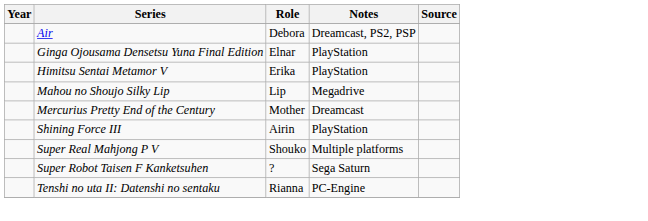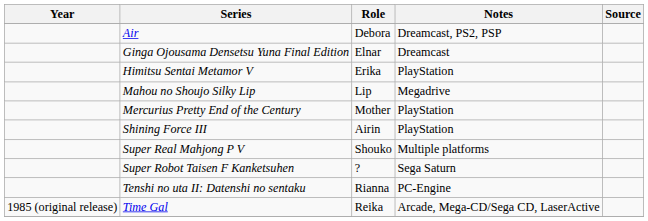(340, 52) PlayStation -> (423, 52) Dreamcast
(338, 110) Dreamcast -> (425, 110) PlayStation
+ row: (145, 206)
